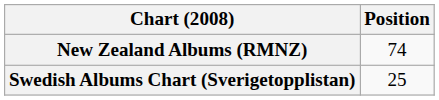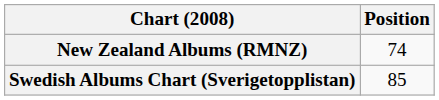(397, 79) 25 -> (397, 79) 85
